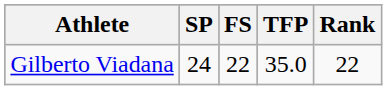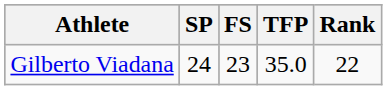(238, 64) 22 -> (238, 64) 23
